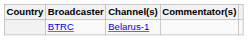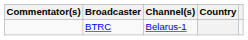columns swapped: (25, 12) <-> (199, 12)
